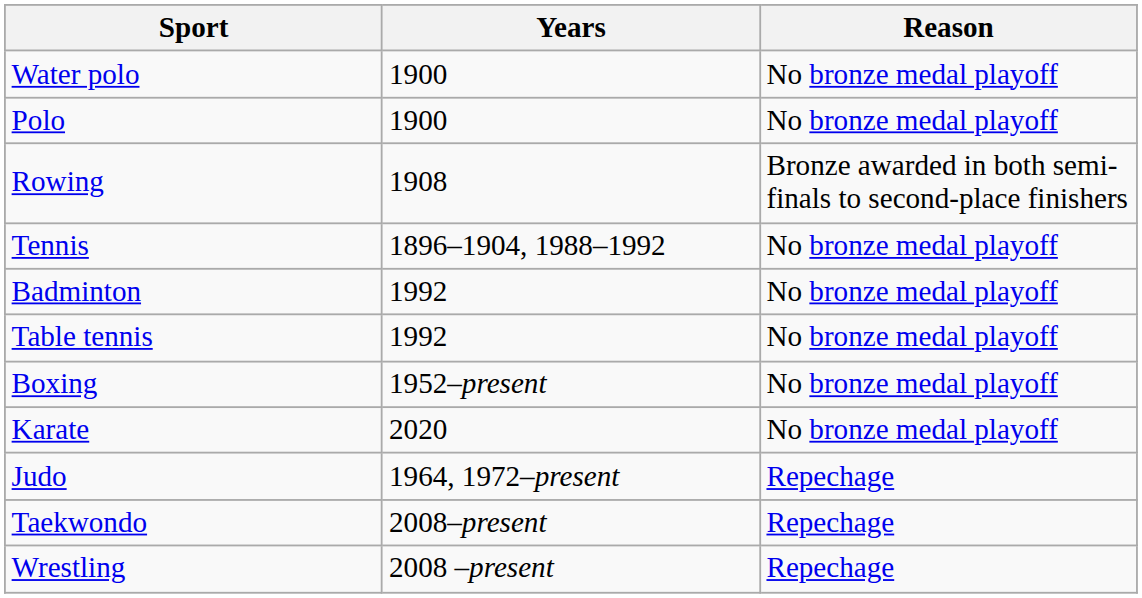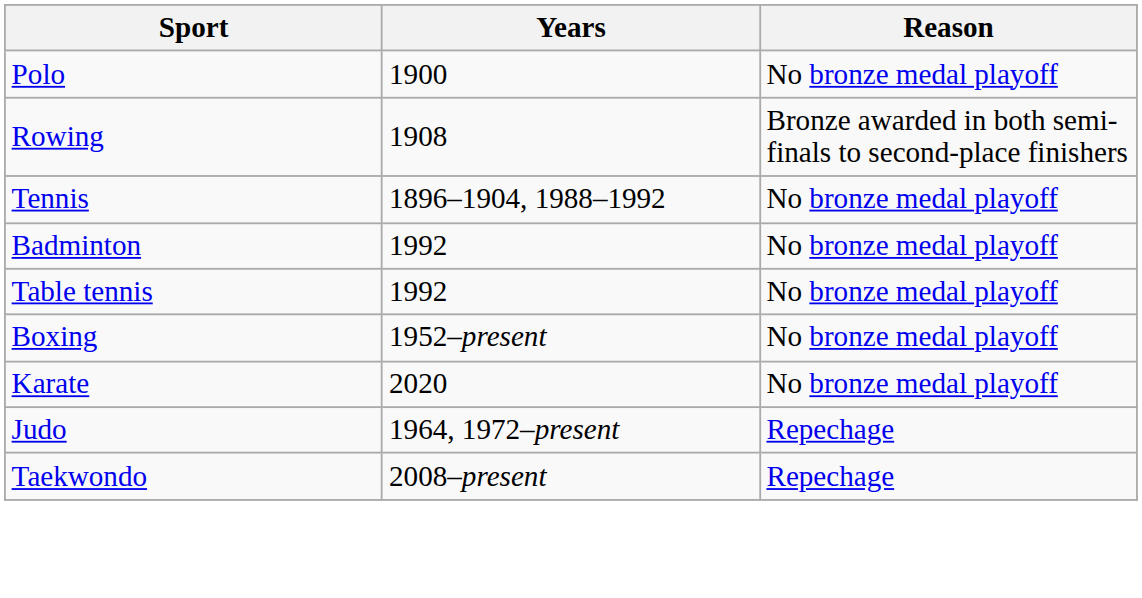- row: (76, 73)
- row: (68, 568)
